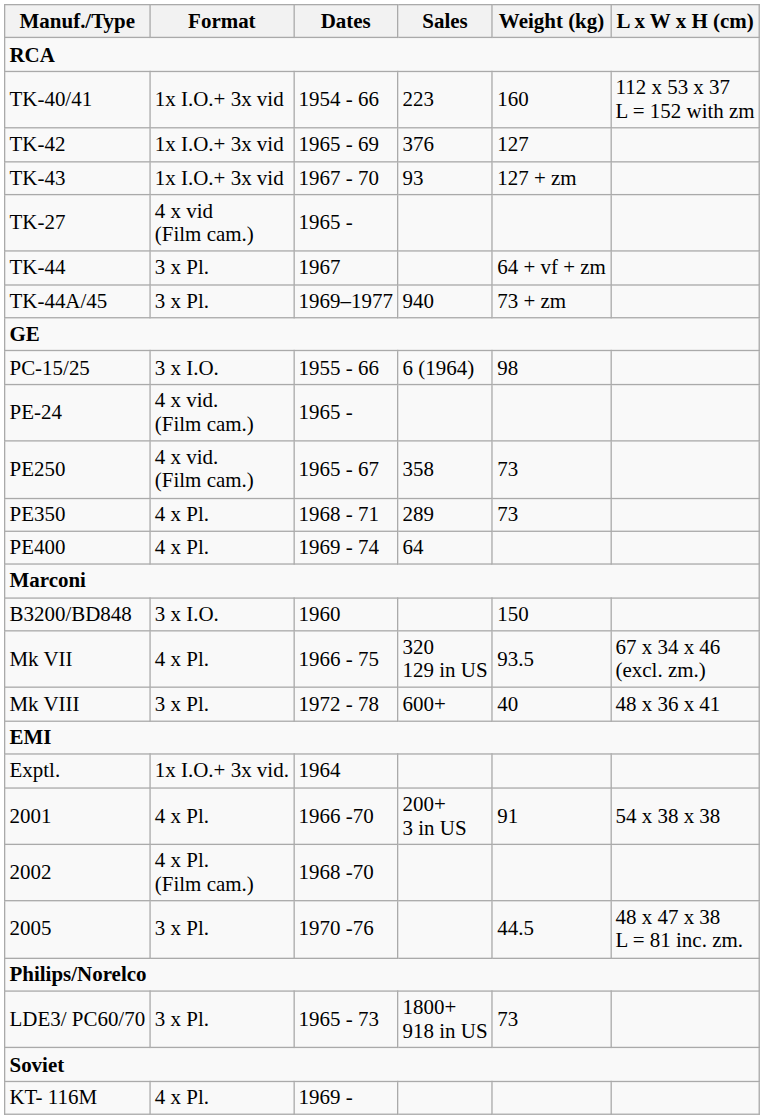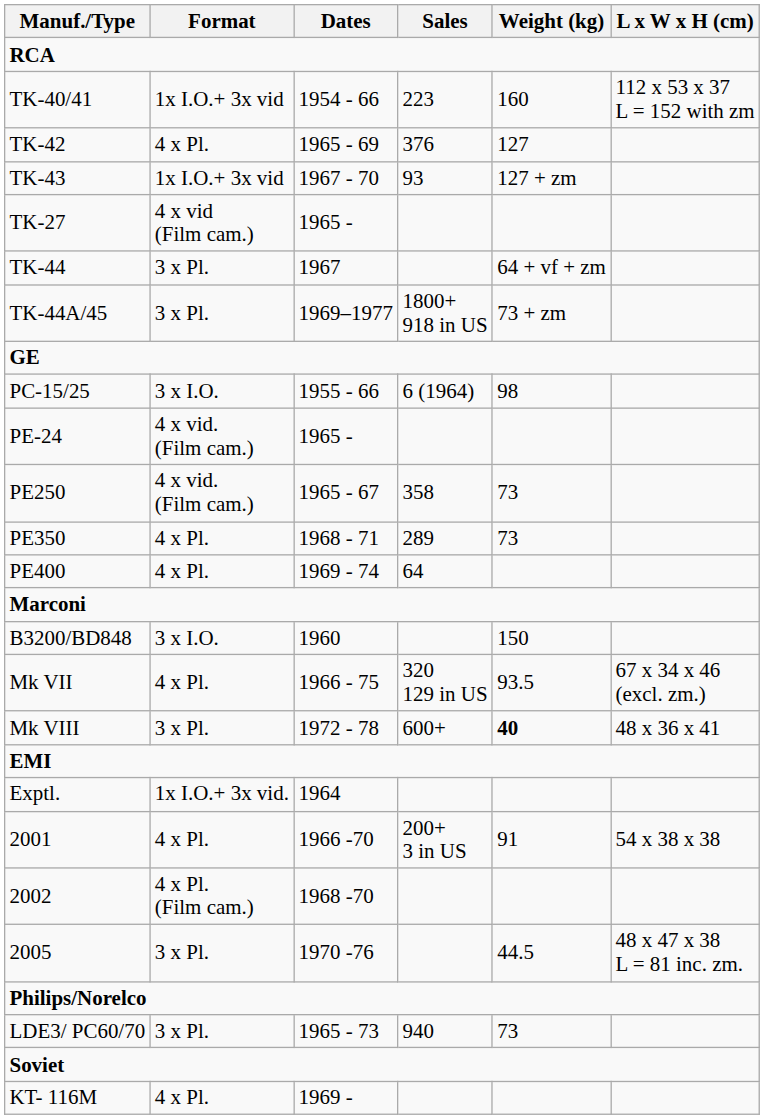(219, 144) 1x I.O.+ 3x vid -> (182, 144) 4 x Pl.
(418, 300) 940 -> (445, 312) 1800+ 918 in US
(508, 704) normal -> (508, 727) bold
(445, 1019) 1800+ 918 in US -> (418, 1031) 940
